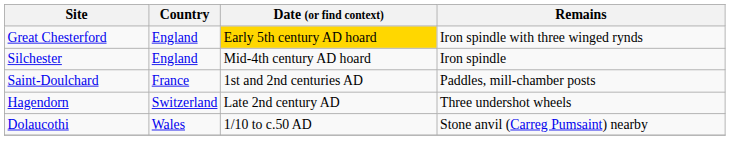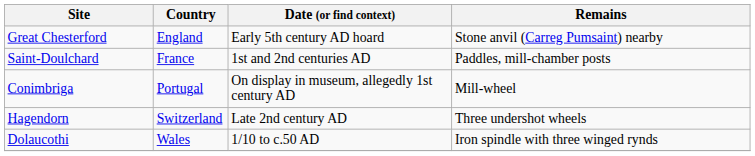(300, 37) gold background -> (308, 37) no background
(541, 37) Iron spindle with three winged rynds -> (559, 37) Stone anvil (Carreg Pumsaint) nearby
- row: (35, 59)
+ row: (40, 88)
(544, 124) Stone anvil (Carreg Pumsaint) nearby -> (556, 140) Iron spindle with three winged rynds
